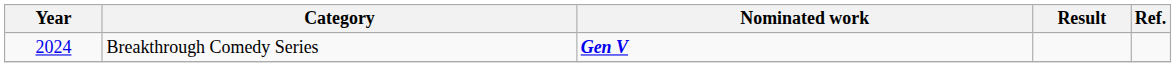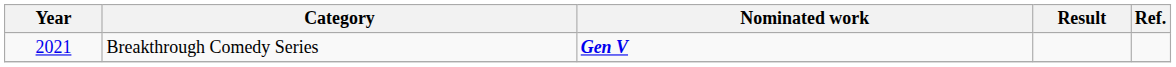(53, 47) 2024 -> (53, 47) 2021
